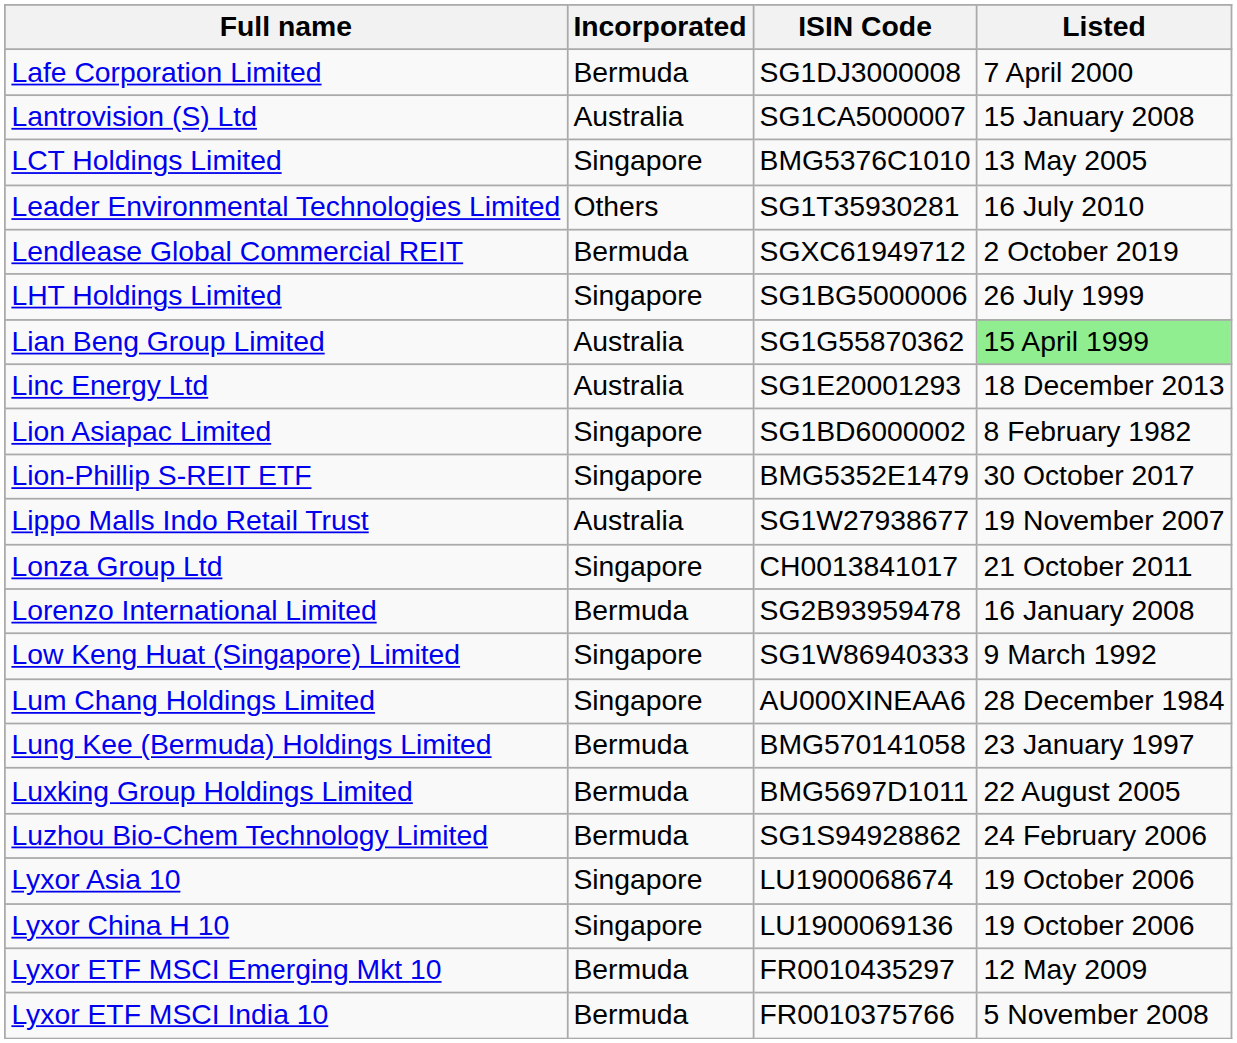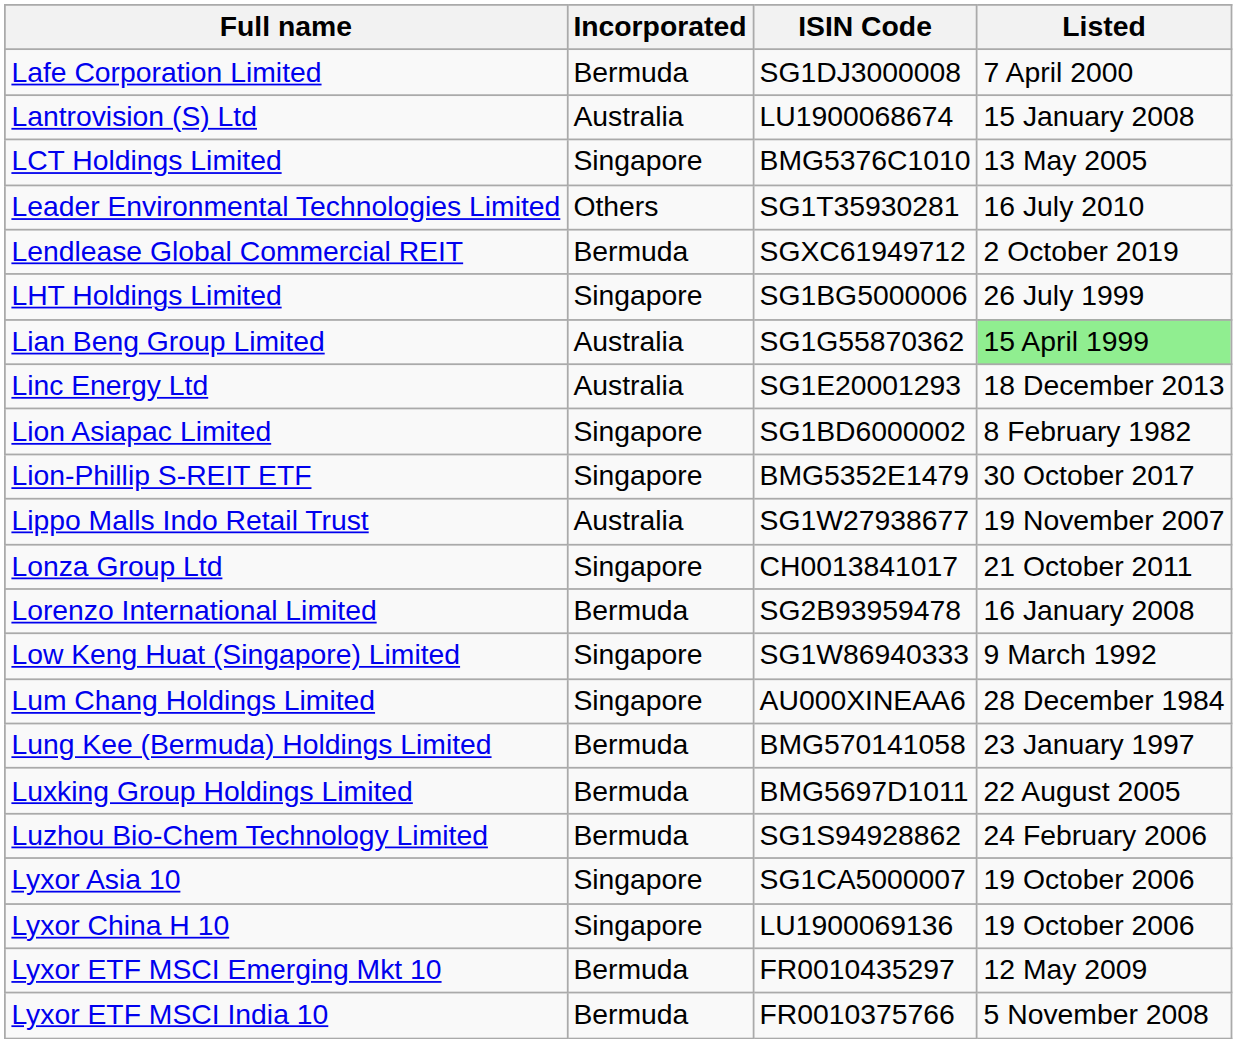(863, 116) SG1CA5000007 -> (856, 116) LU1900068674
(856, 880) LU1900068674 -> (863, 880) SG1CA5000007
